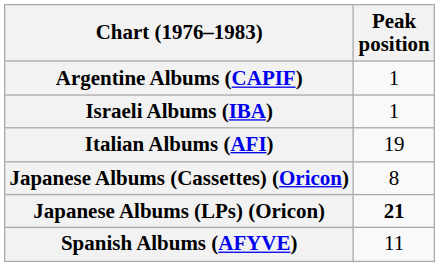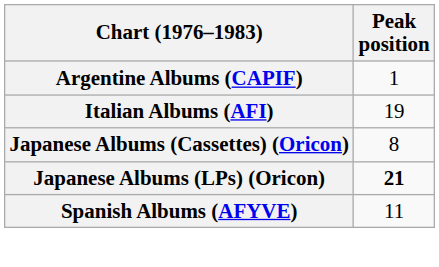- row: (179, 111)
